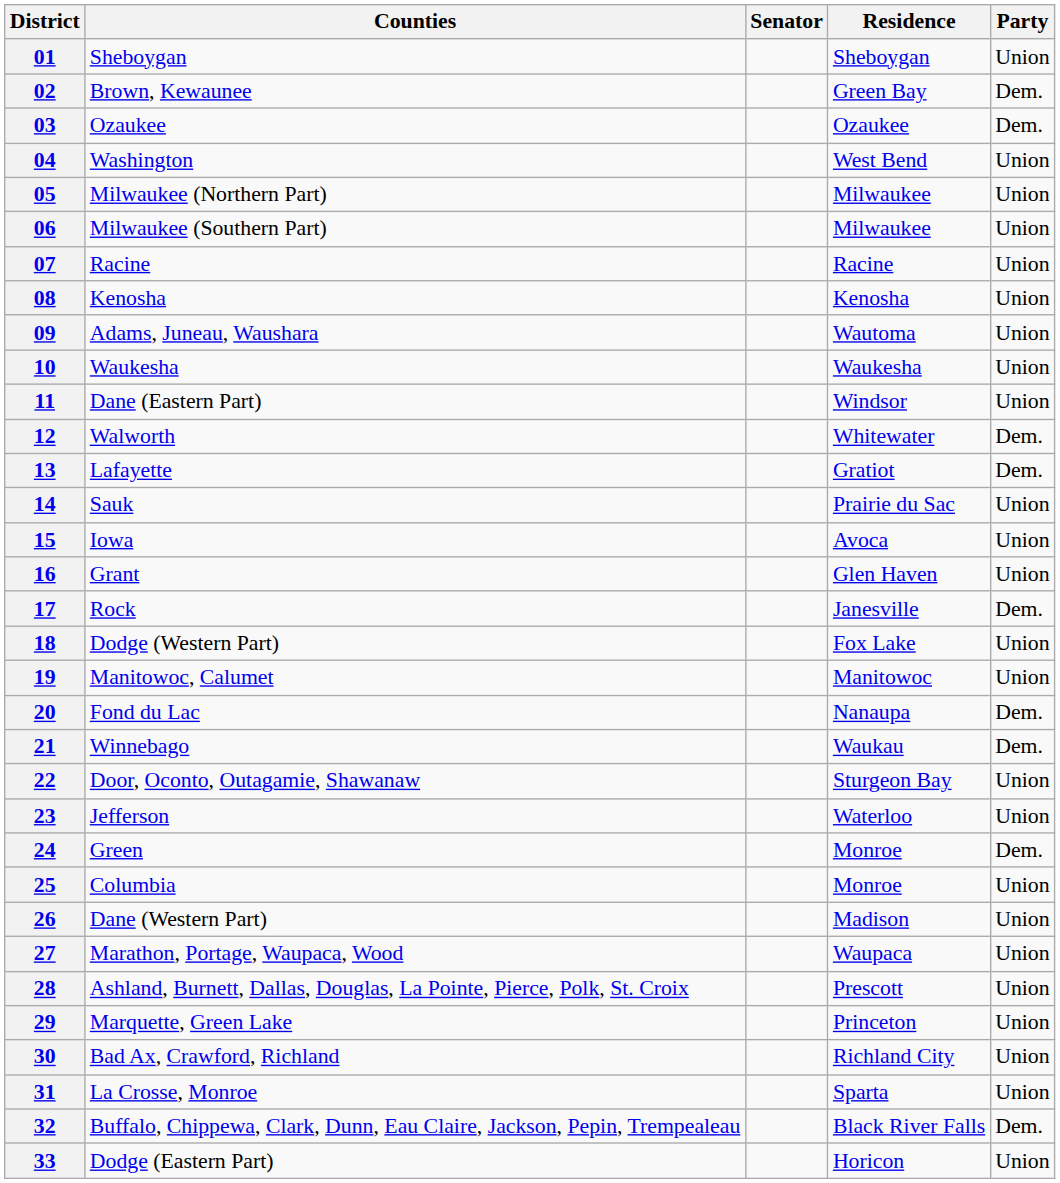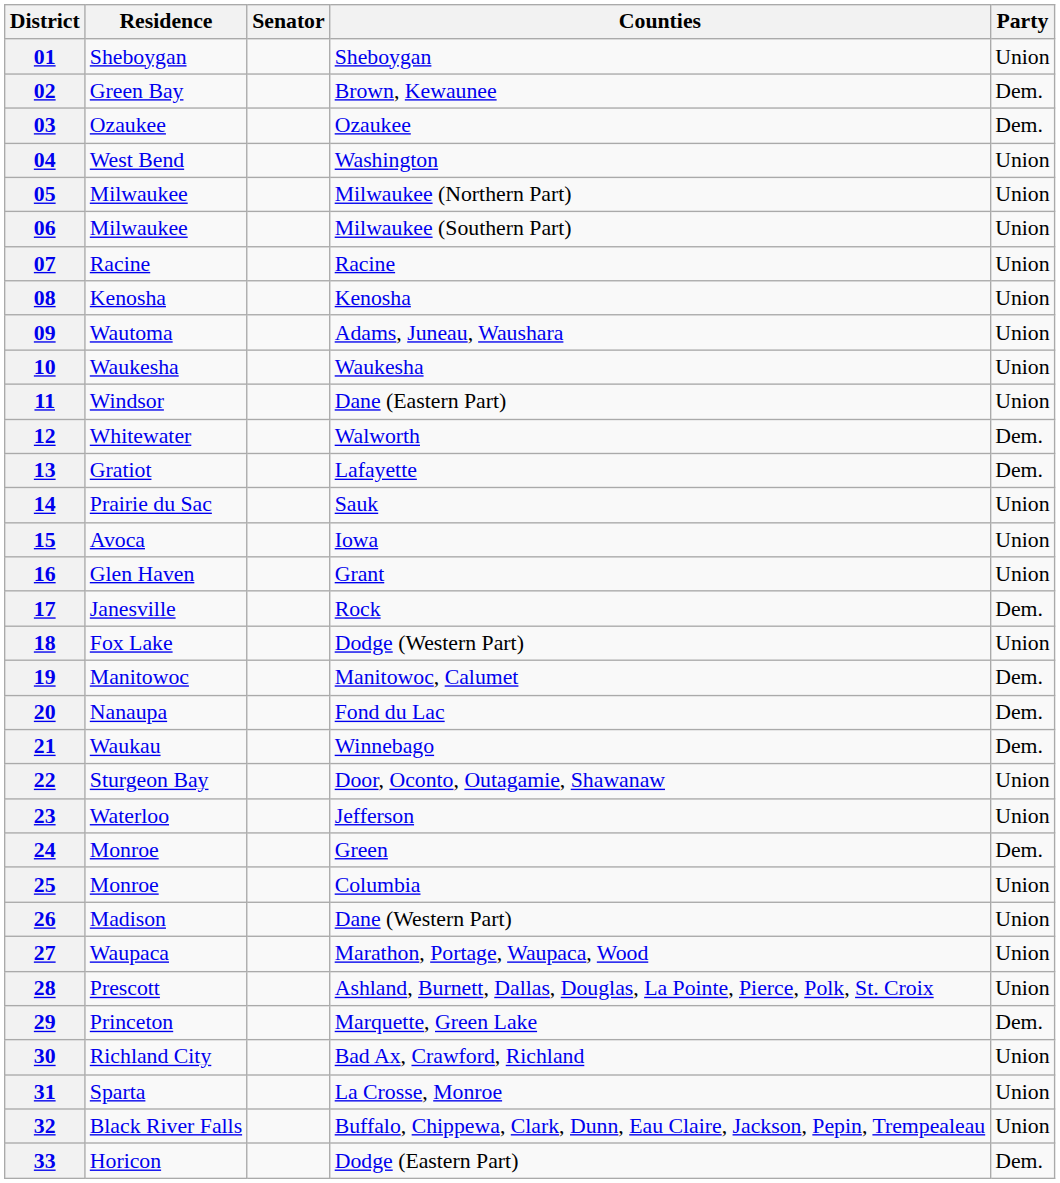columns swapped: (415, 21) <-> (909, 21)
(1022, 677) Union -> (1019, 677) Dem.
(1022, 1022) Union -> (1019, 1022) Dem.
(1019, 1126) Dem. -> (1022, 1126) Union
(1022, 1160) Union -> (1019, 1160) Dem.
